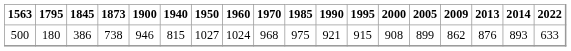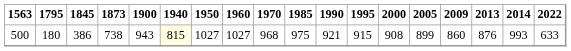(145, 35) 946 -> (145, 35) 943
(176, 35) no background -> (176, 35) lightyellow background
(238, 35) 1024 -> (238, 35) 1027
(456, 35) 862 -> (456, 35) 860
(519, 35) 893 -> (519, 35) 993
